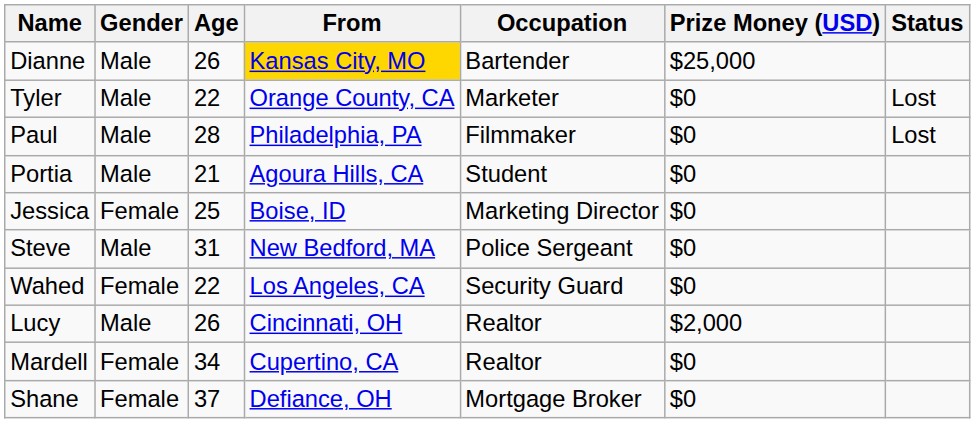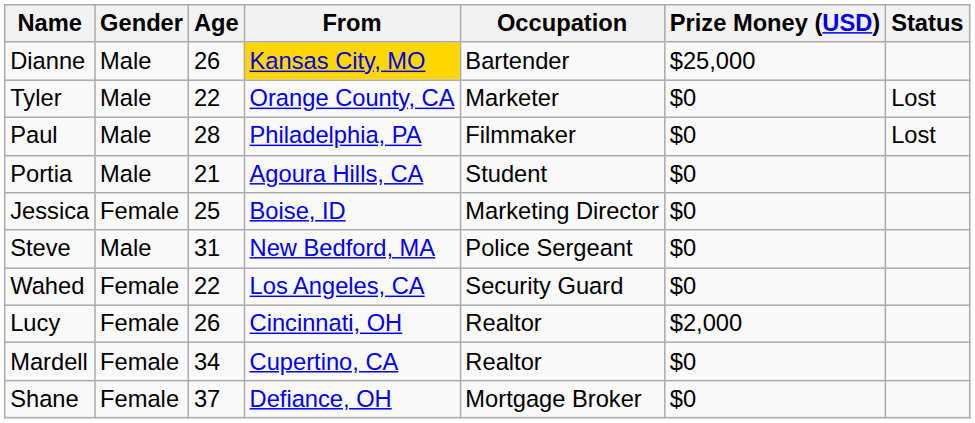(126, 323) Male -> (140, 323) Female
